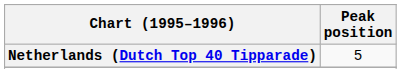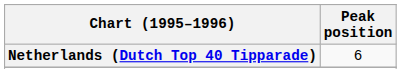(358, 56) 5 -> (358, 56) 6
